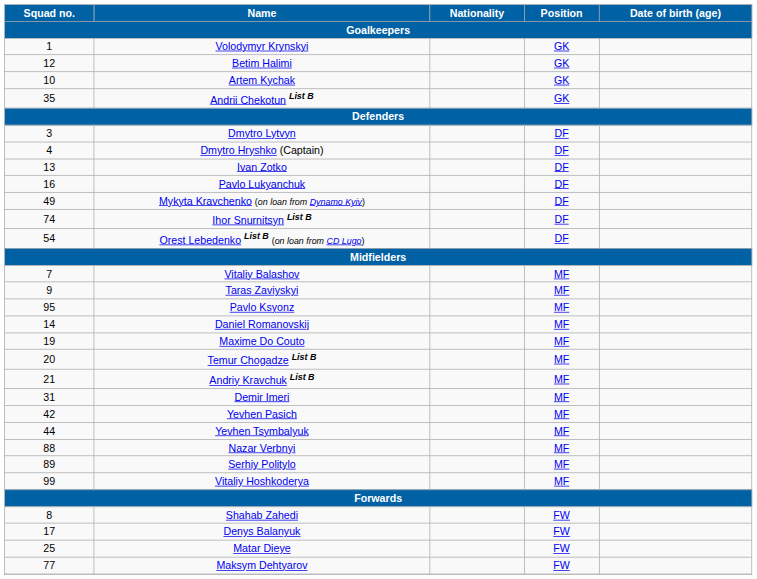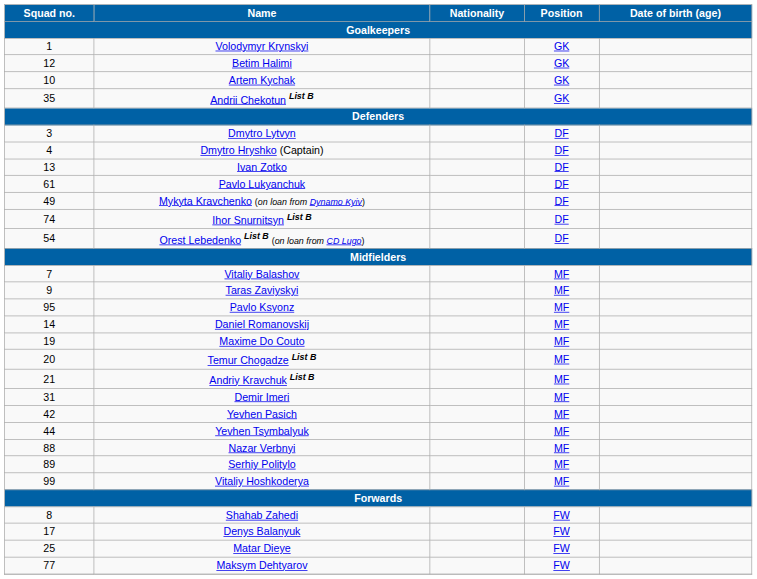(49, 184) 16 -> (49, 184) 61
